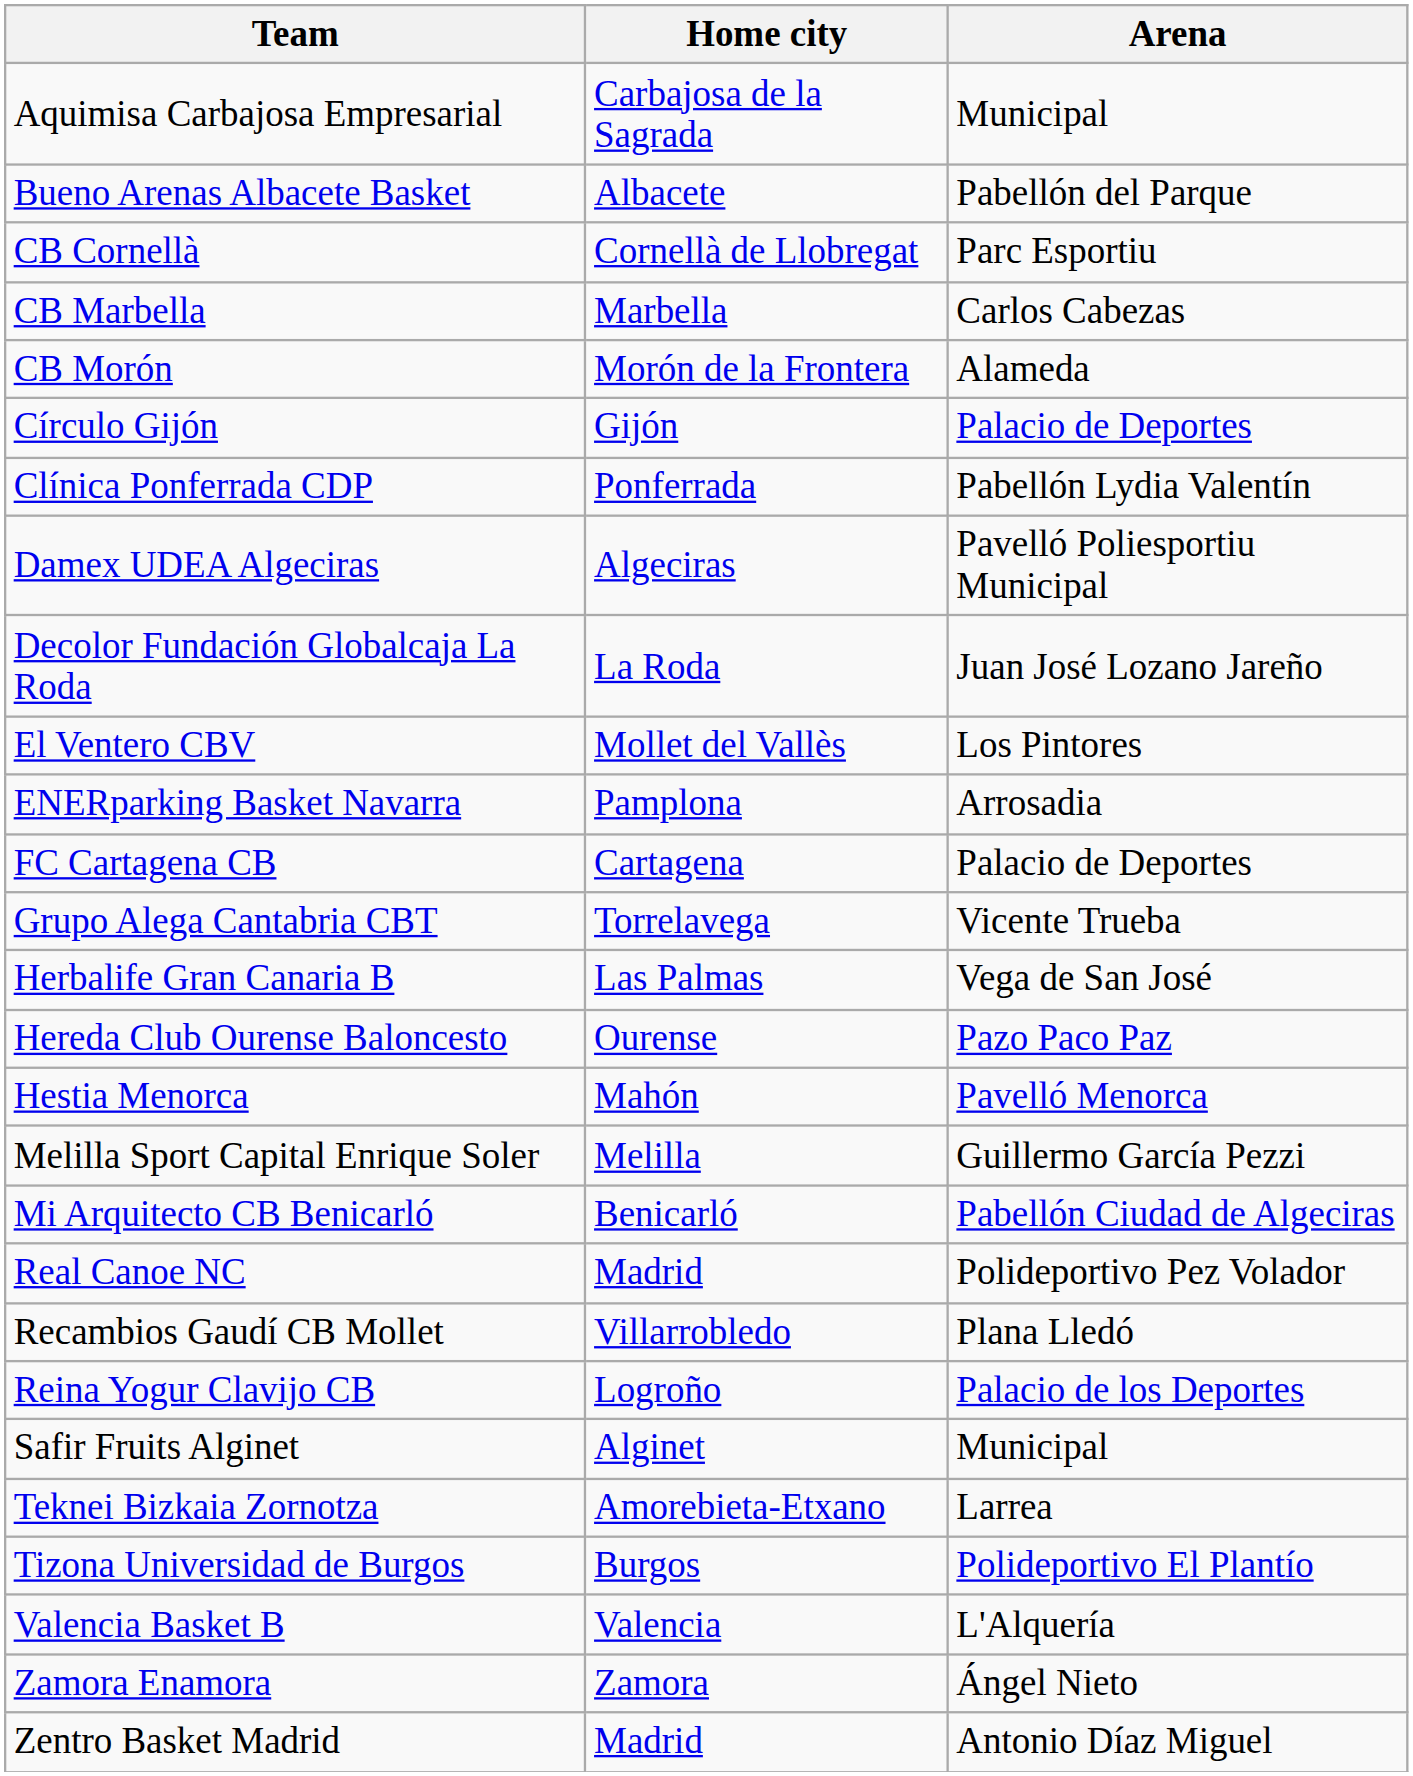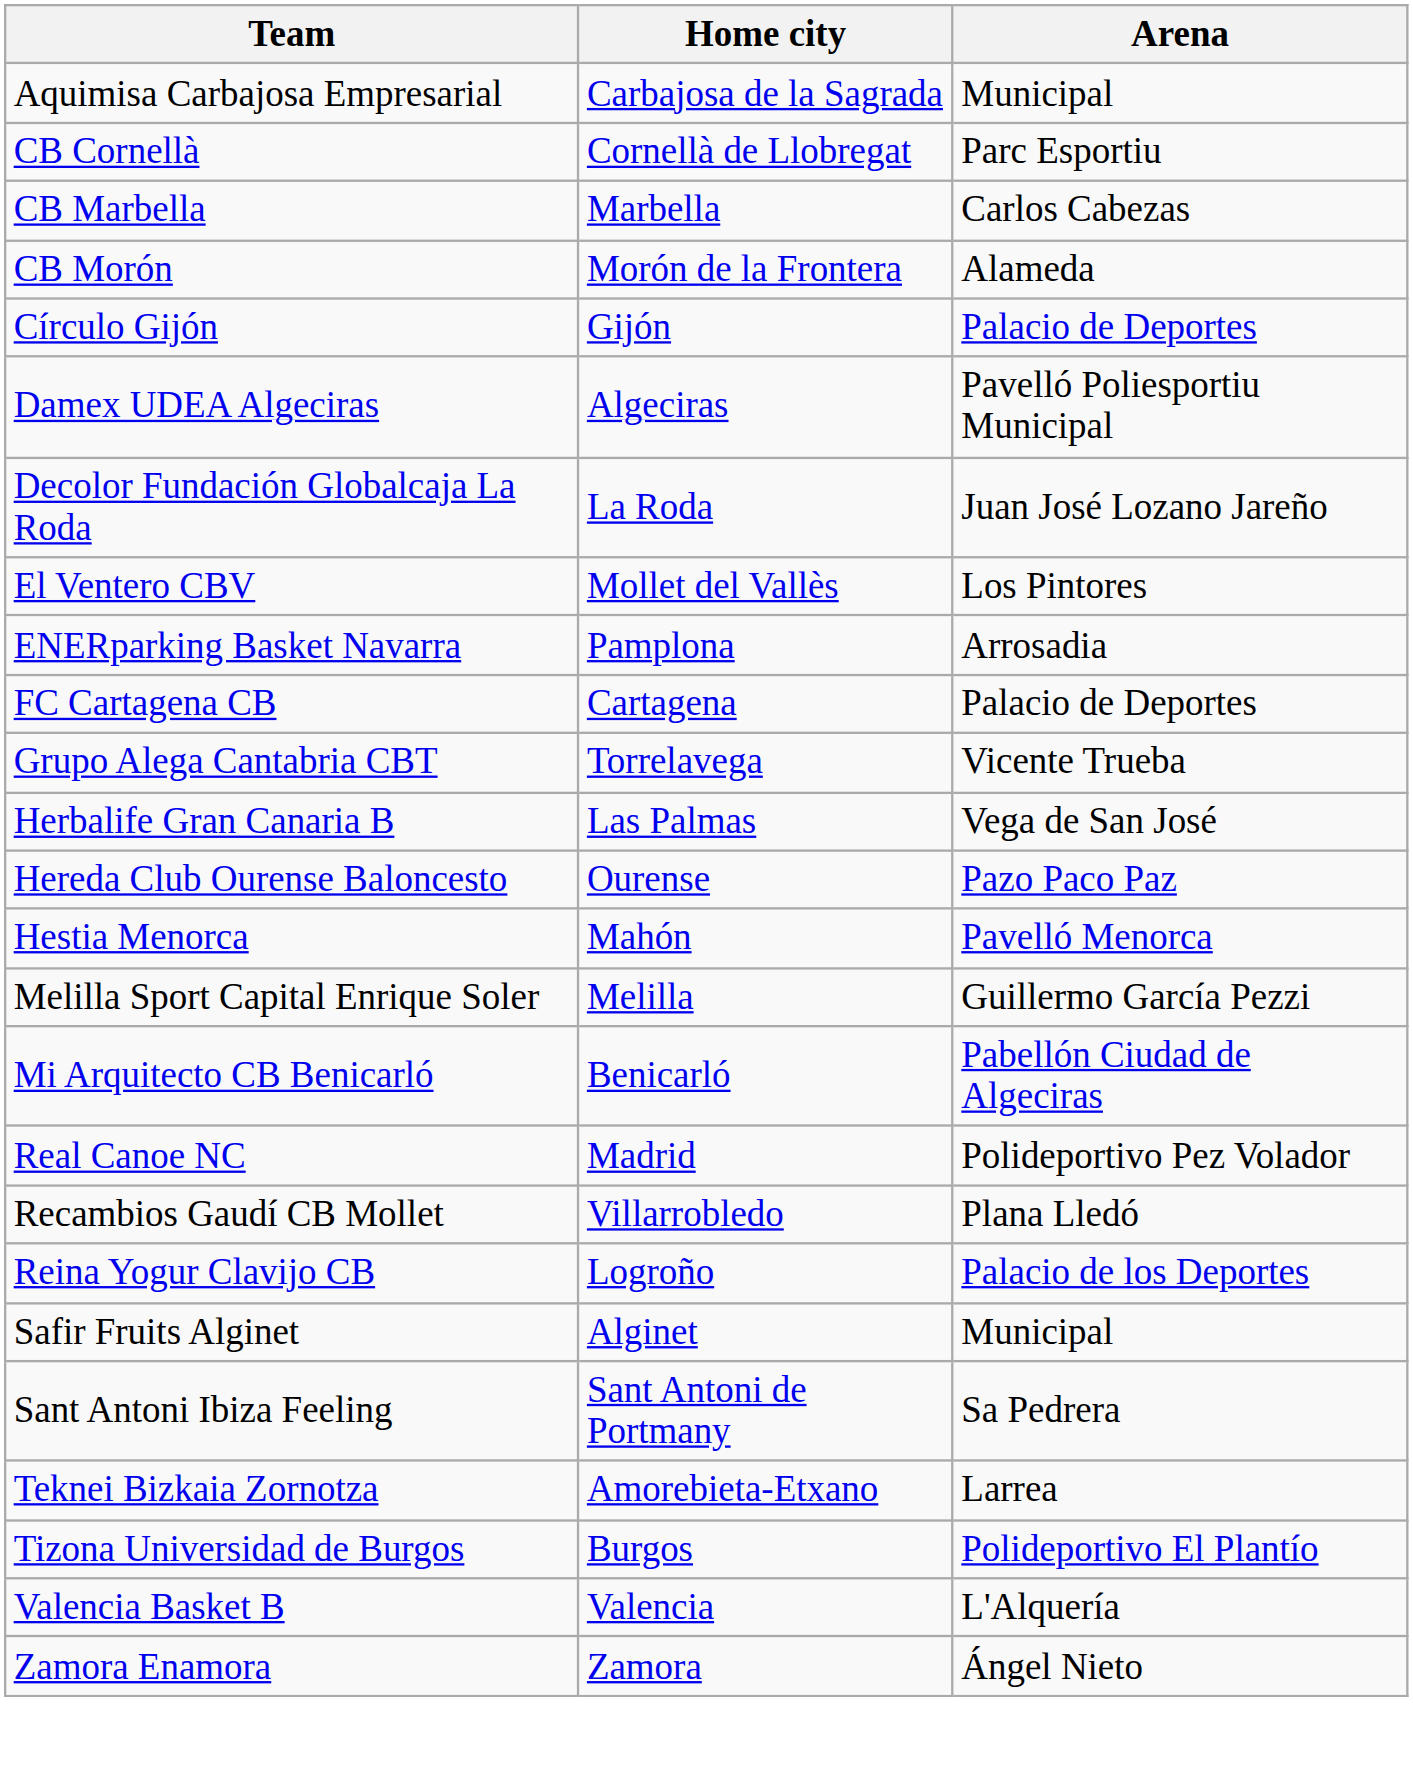- row: (242, 192)
- row: (193, 485)
+ row: (203, 1410)
- row: (177, 1741)
